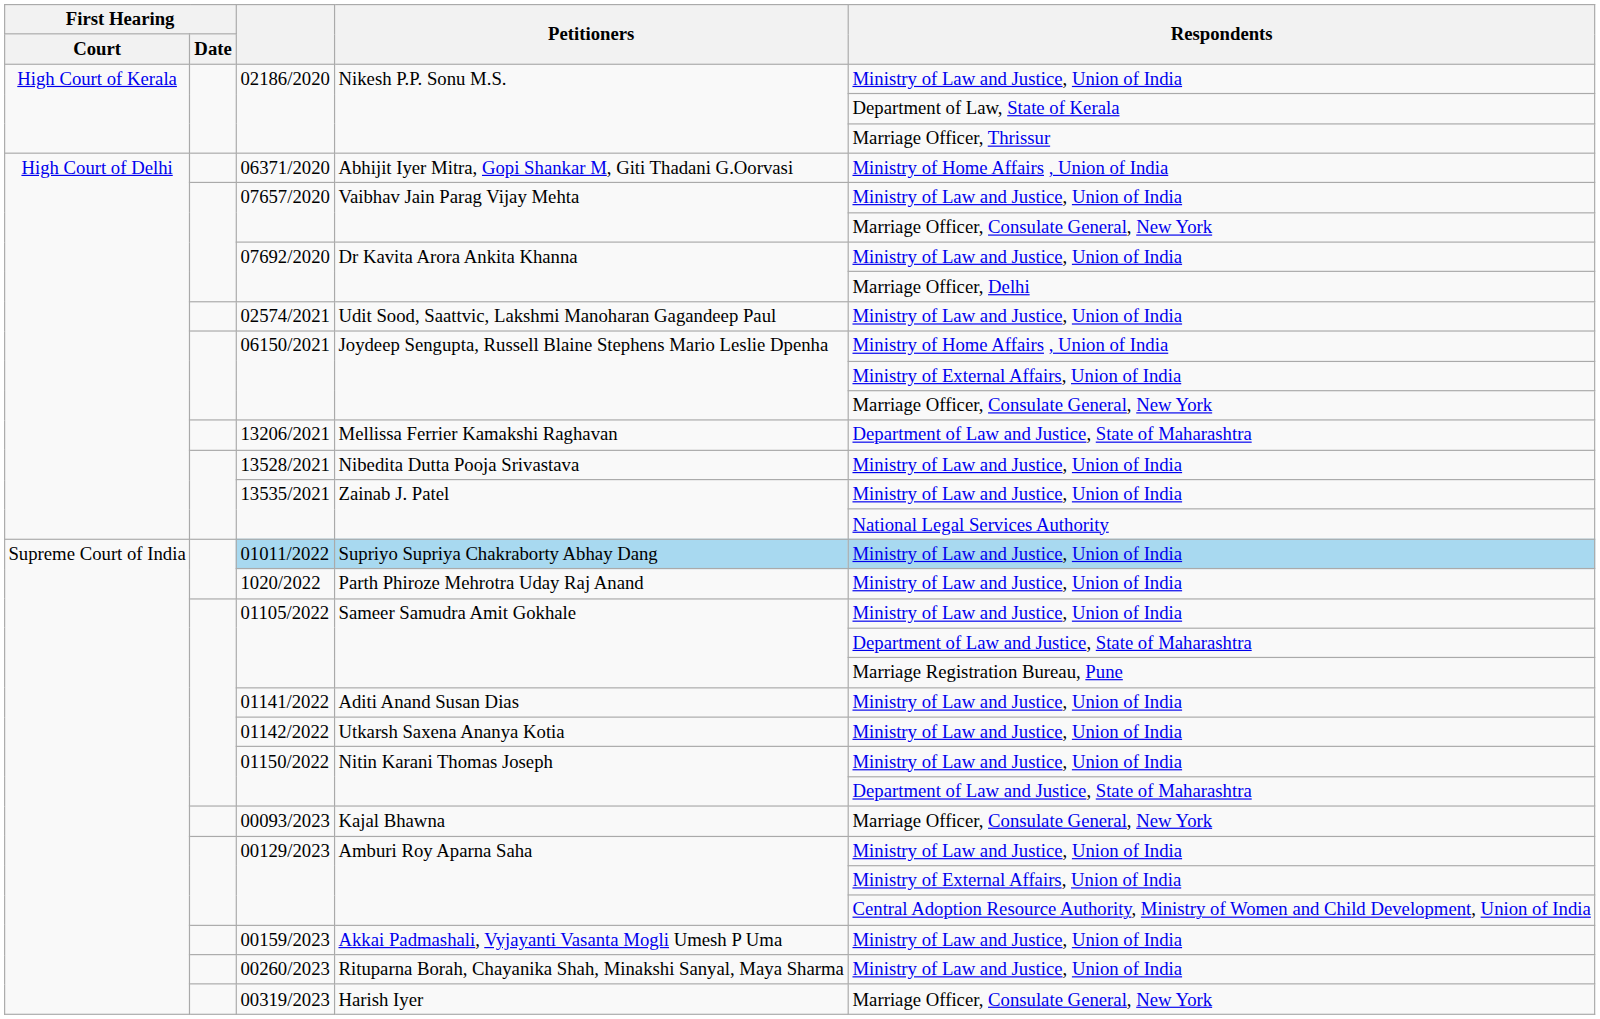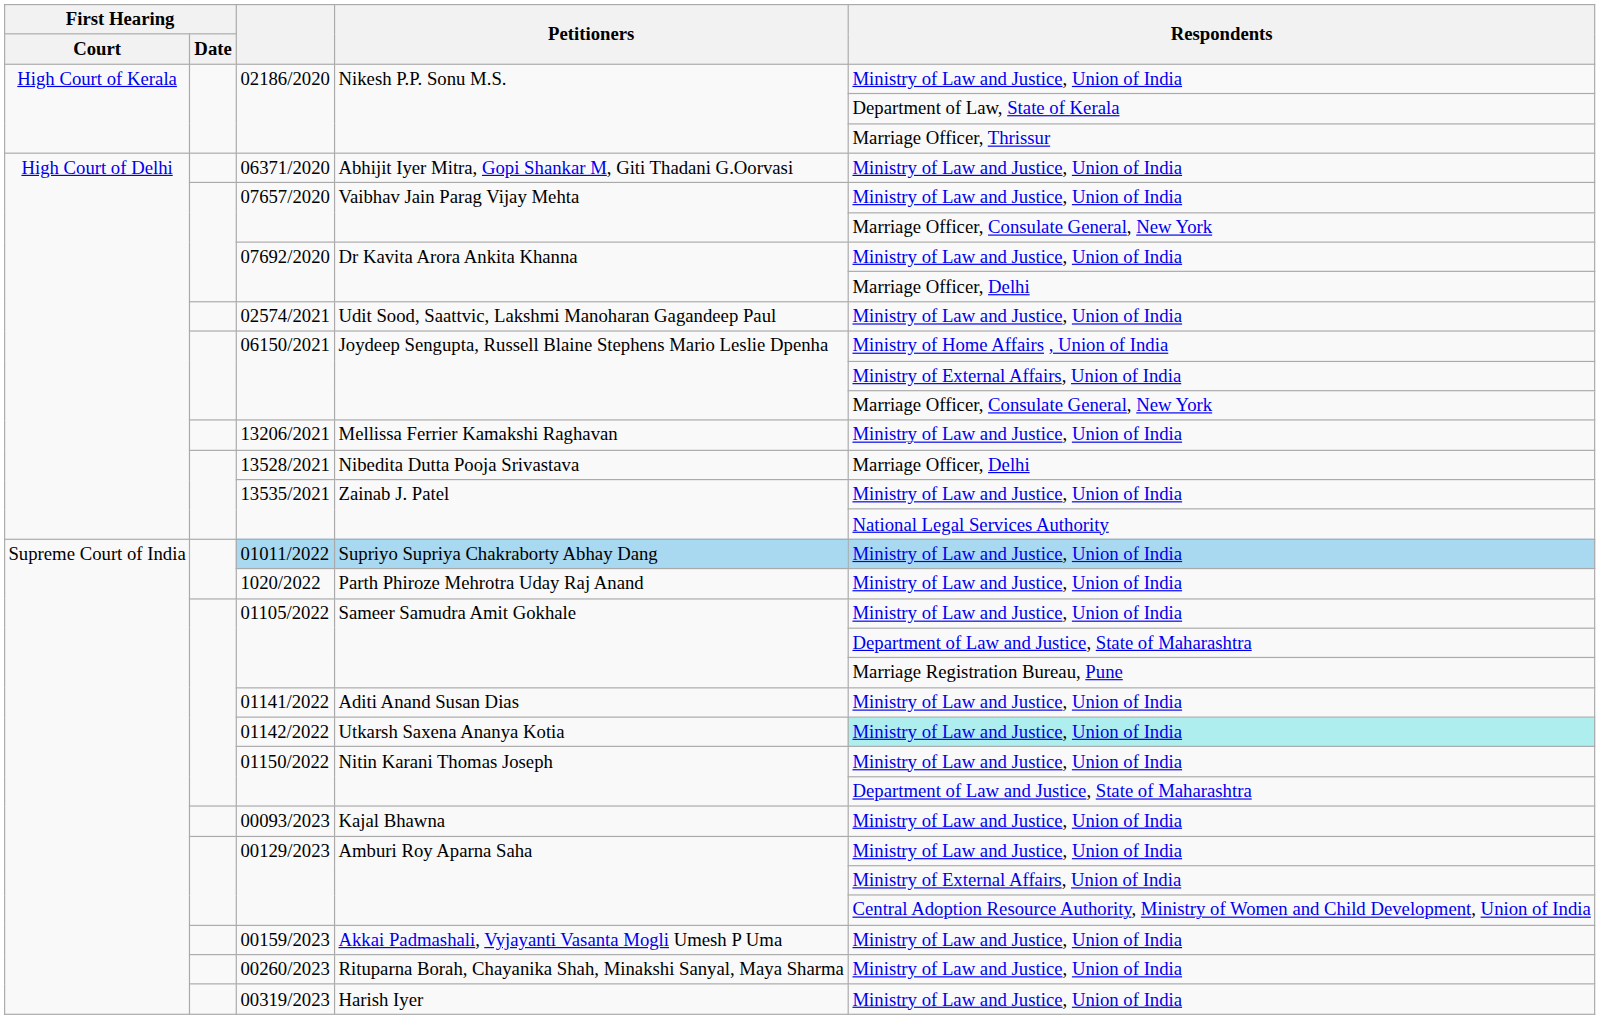(1010, 167) Ministry of Home Affairs , Union of India -> (1017, 167) Ministry of Law and Justice, Union of India
(1052, 434) Department of Law and Justice, State of Maharashtra -> (1017, 434) Ministry of Law and Justice, Union of India
(1017, 464) Ministry of Law and Justice, Union of India -> (941, 464) Marriage Officer, Delhi
(1017, 731) no background -> (1017, 731) paleturquoise background
(1032, 820) Marriage Officer, Consulate General, New York -> (1017, 820) Ministry of Law and Justice, Union of India
(1032, 999) Marriage Officer, Consulate General, New York -> (1017, 999) Ministry of Law and Justice, Union of India
